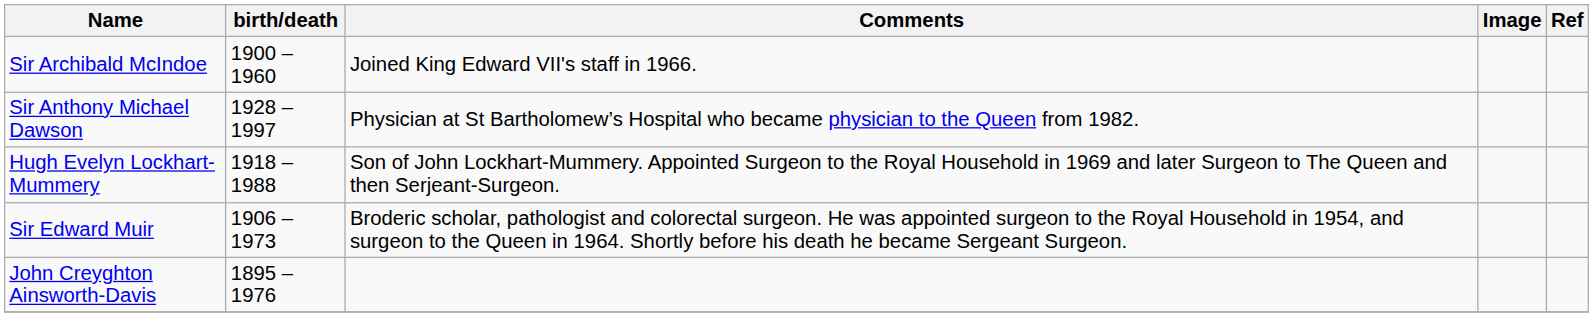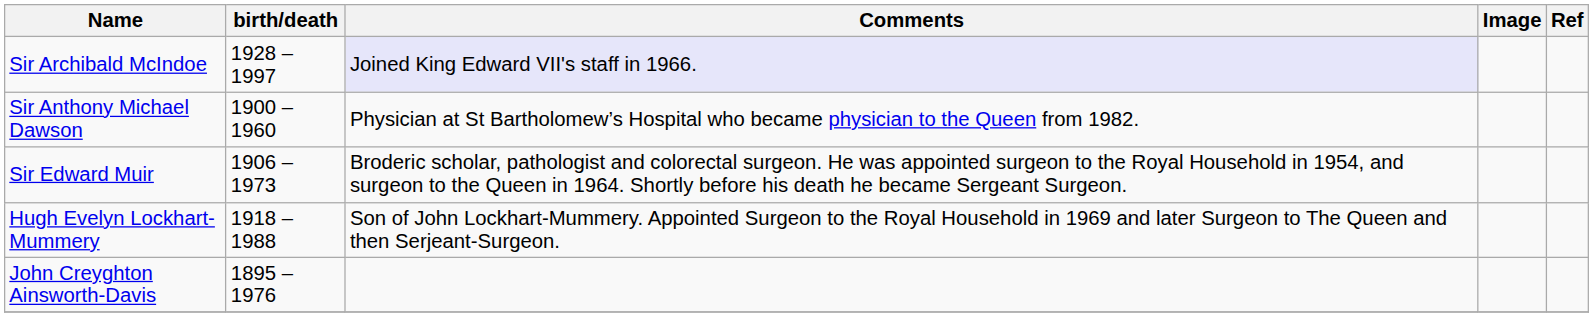(262, 64) 1900 – 1960 -> (262, 64) 1928 – 1997
(523, 64) no background -> (523, 64) lavender background
(262, 119) 1928 – 1997 -> (262, 119) 1900 – 1960
rows swapped: (112, 174) <-> (82, 229)
